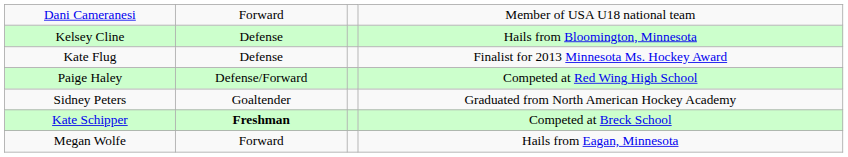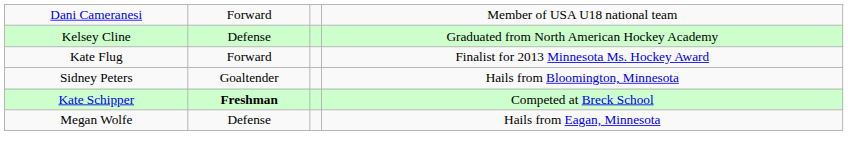(600, 36) Hails from Bloomington, Minnesota -> (582, 36) Graduated from North American Hockey Academy
(261, 57) Defense -> (249, 57) Forward
- row: (90, 78)
(600, 99) Graduated from North American Hockey Academy -> (582, 78) Hails from Bloomington, Minnesota
(261, 141) Forward -> (249, 120) Defense
